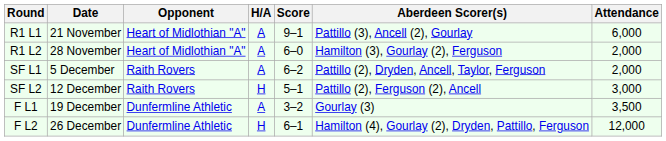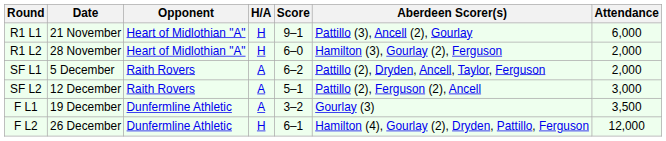(261, 32) A -> (261, 32) H
(261, 51) A -> (261, 51) H
(261, 88) H -> (261, 88) A
